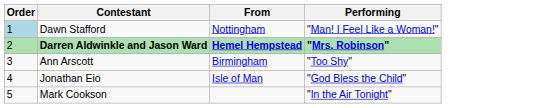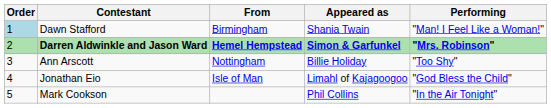+ column: (357, 12)
(239, 29) Nottingham -> (240, 29) Birmingham
(240, 62) Birmingham -> (239, 62) Nottingham
